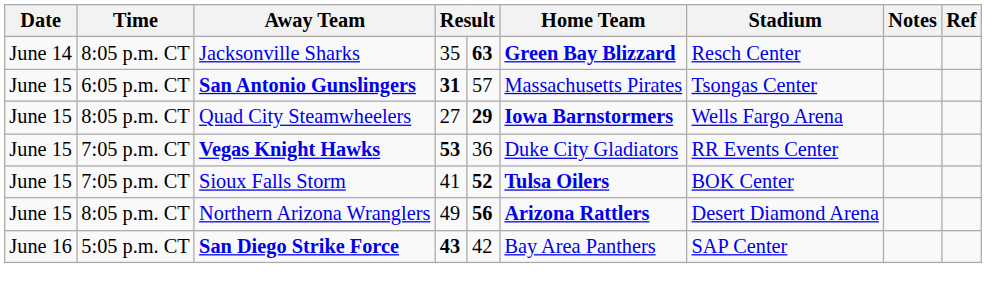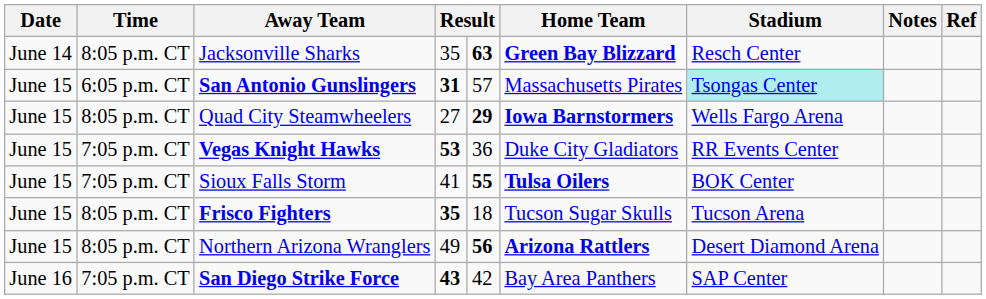(754, 85) no background -> (754, 85) paleturquoise background
(482, 181) 52 -> (482, 181) 55
+ row: (265, 213)
(136, 246) 5:05 p.m. CT -> (136, 278) 7:05 p.m. CT
